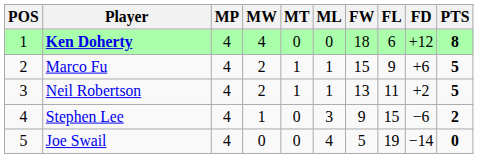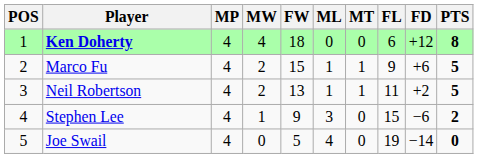columns swapped: (297, 16) <-> (362, 16)
